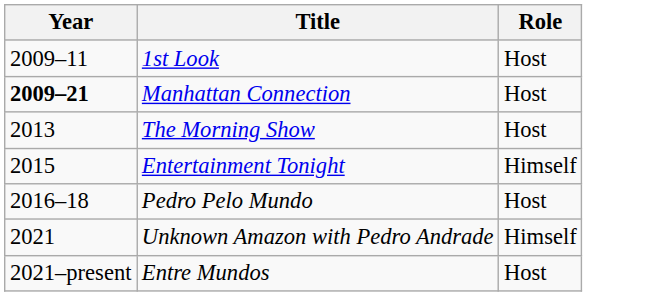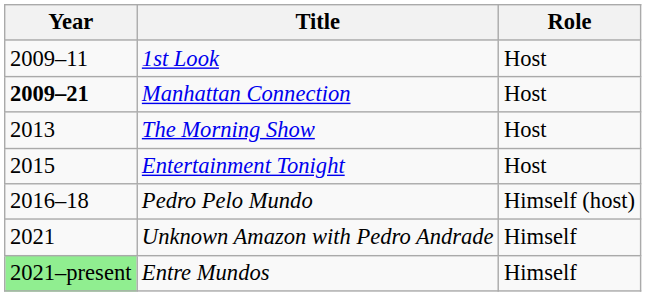(540, 165) Himself -> (525, 165) Host
(525, 201) Host -> (569, 201) Himself (host)
(71, 272) no background -> (71, 272) lightgreen background
(525, 272) Host -> (540, 272) Himself
